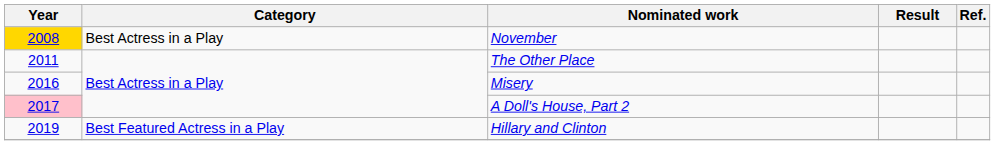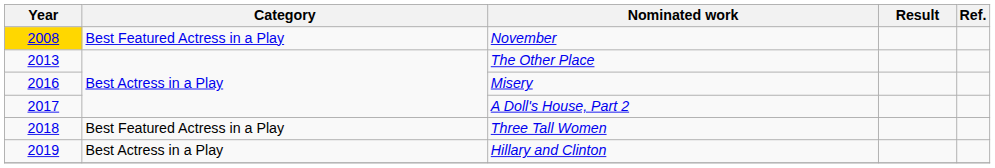(154, 38) Best Actress in a Play -> (185, 38) Best Featured Actress in a Play
(43, 60) 2011 -> (43, 60) 2013
(43, 106) pink background -> (43, 106) no background
+ row: (549, 128)
(185, 128) Best Featured Actress in a Play -> (154, 151) Best Actress in a Play
